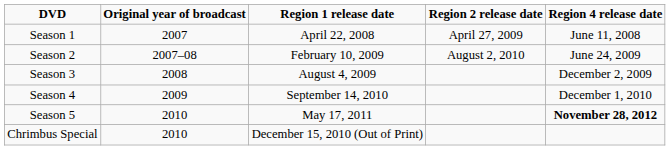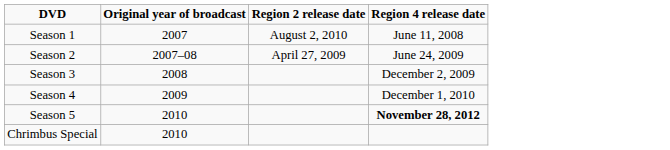- column: (337, 14)
(486, 34) April 27, 2009 -> (309, 34) August 2, 2010
(486, 54) August 2, 2010 -> (309, 54) April 27, 2009
